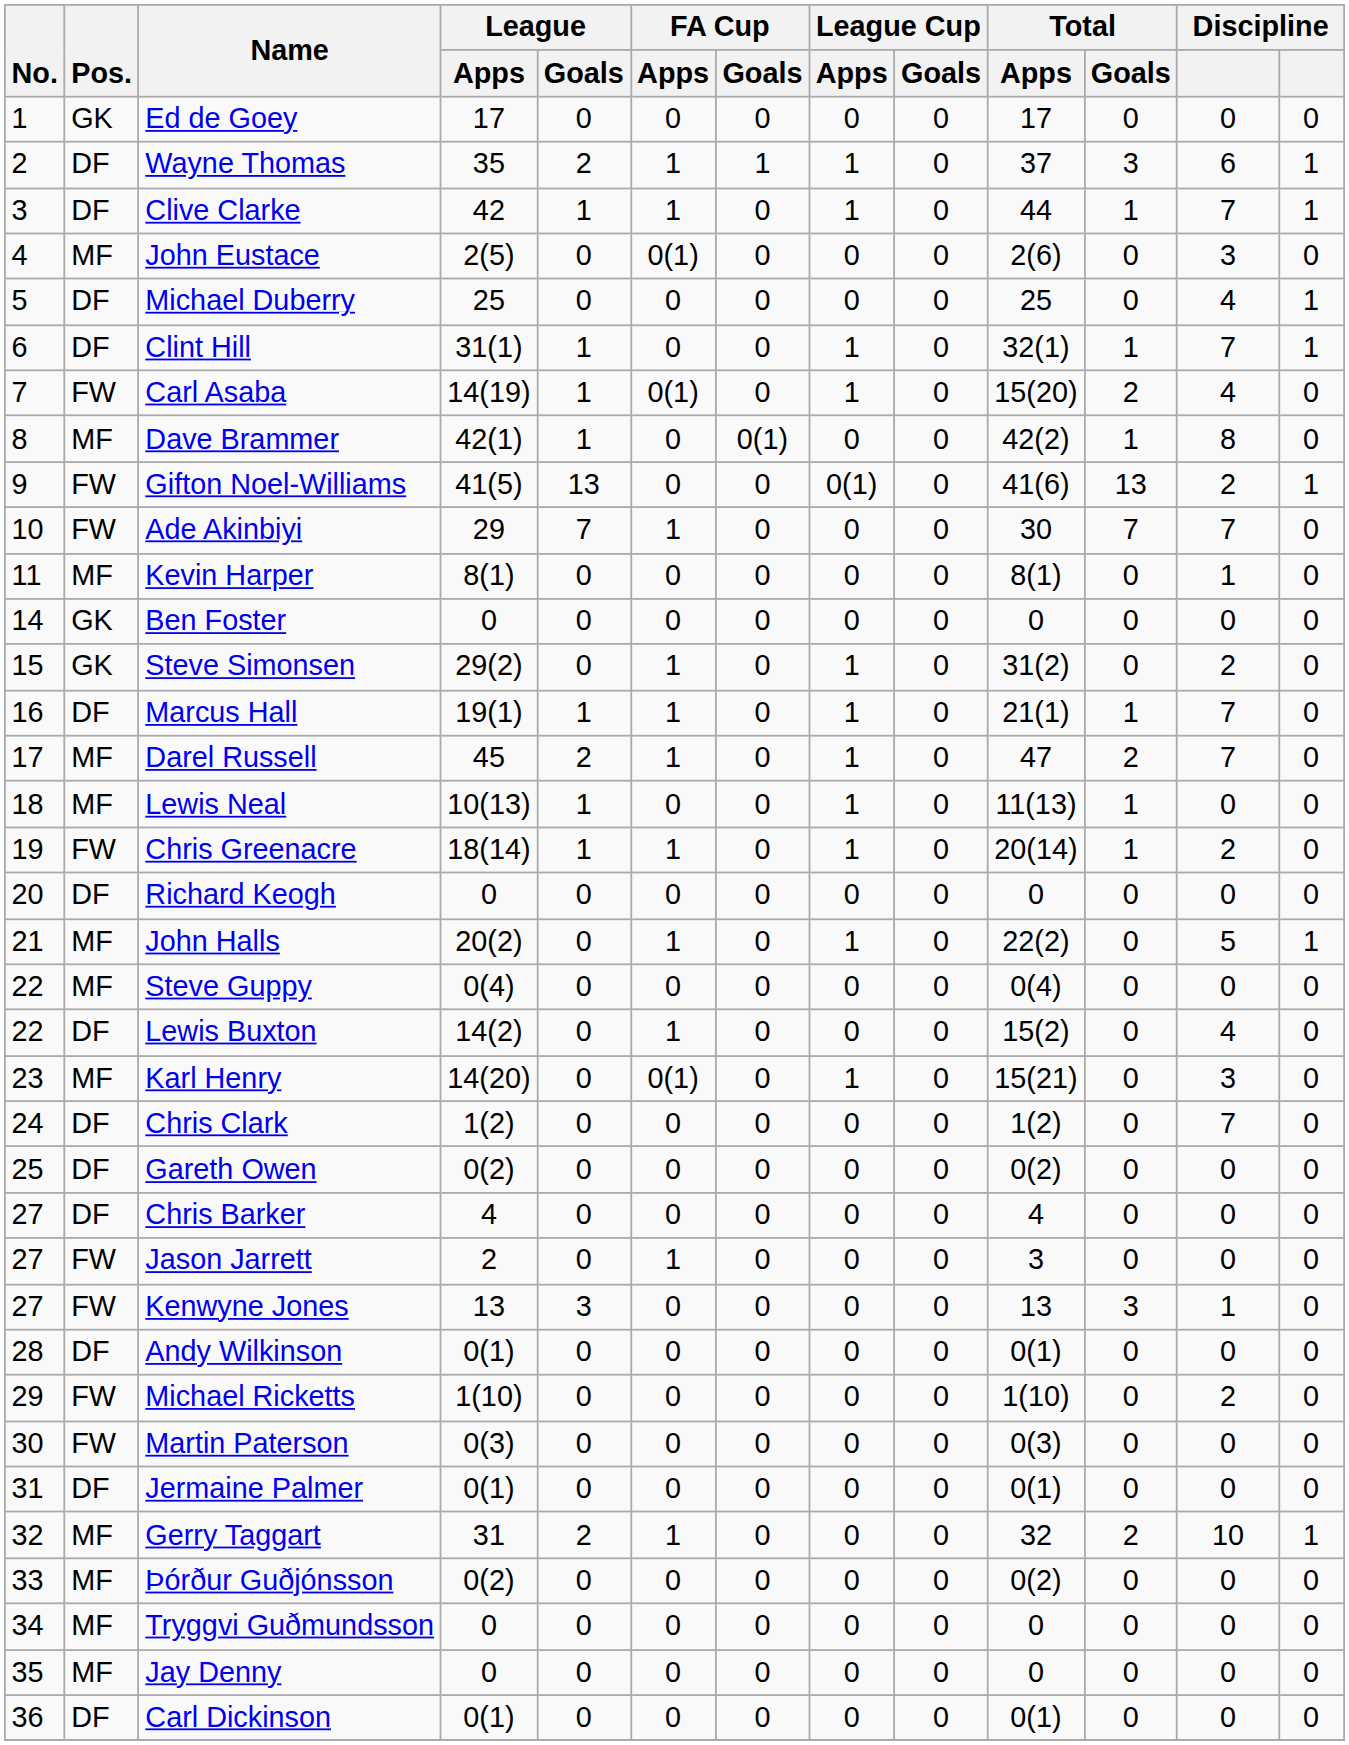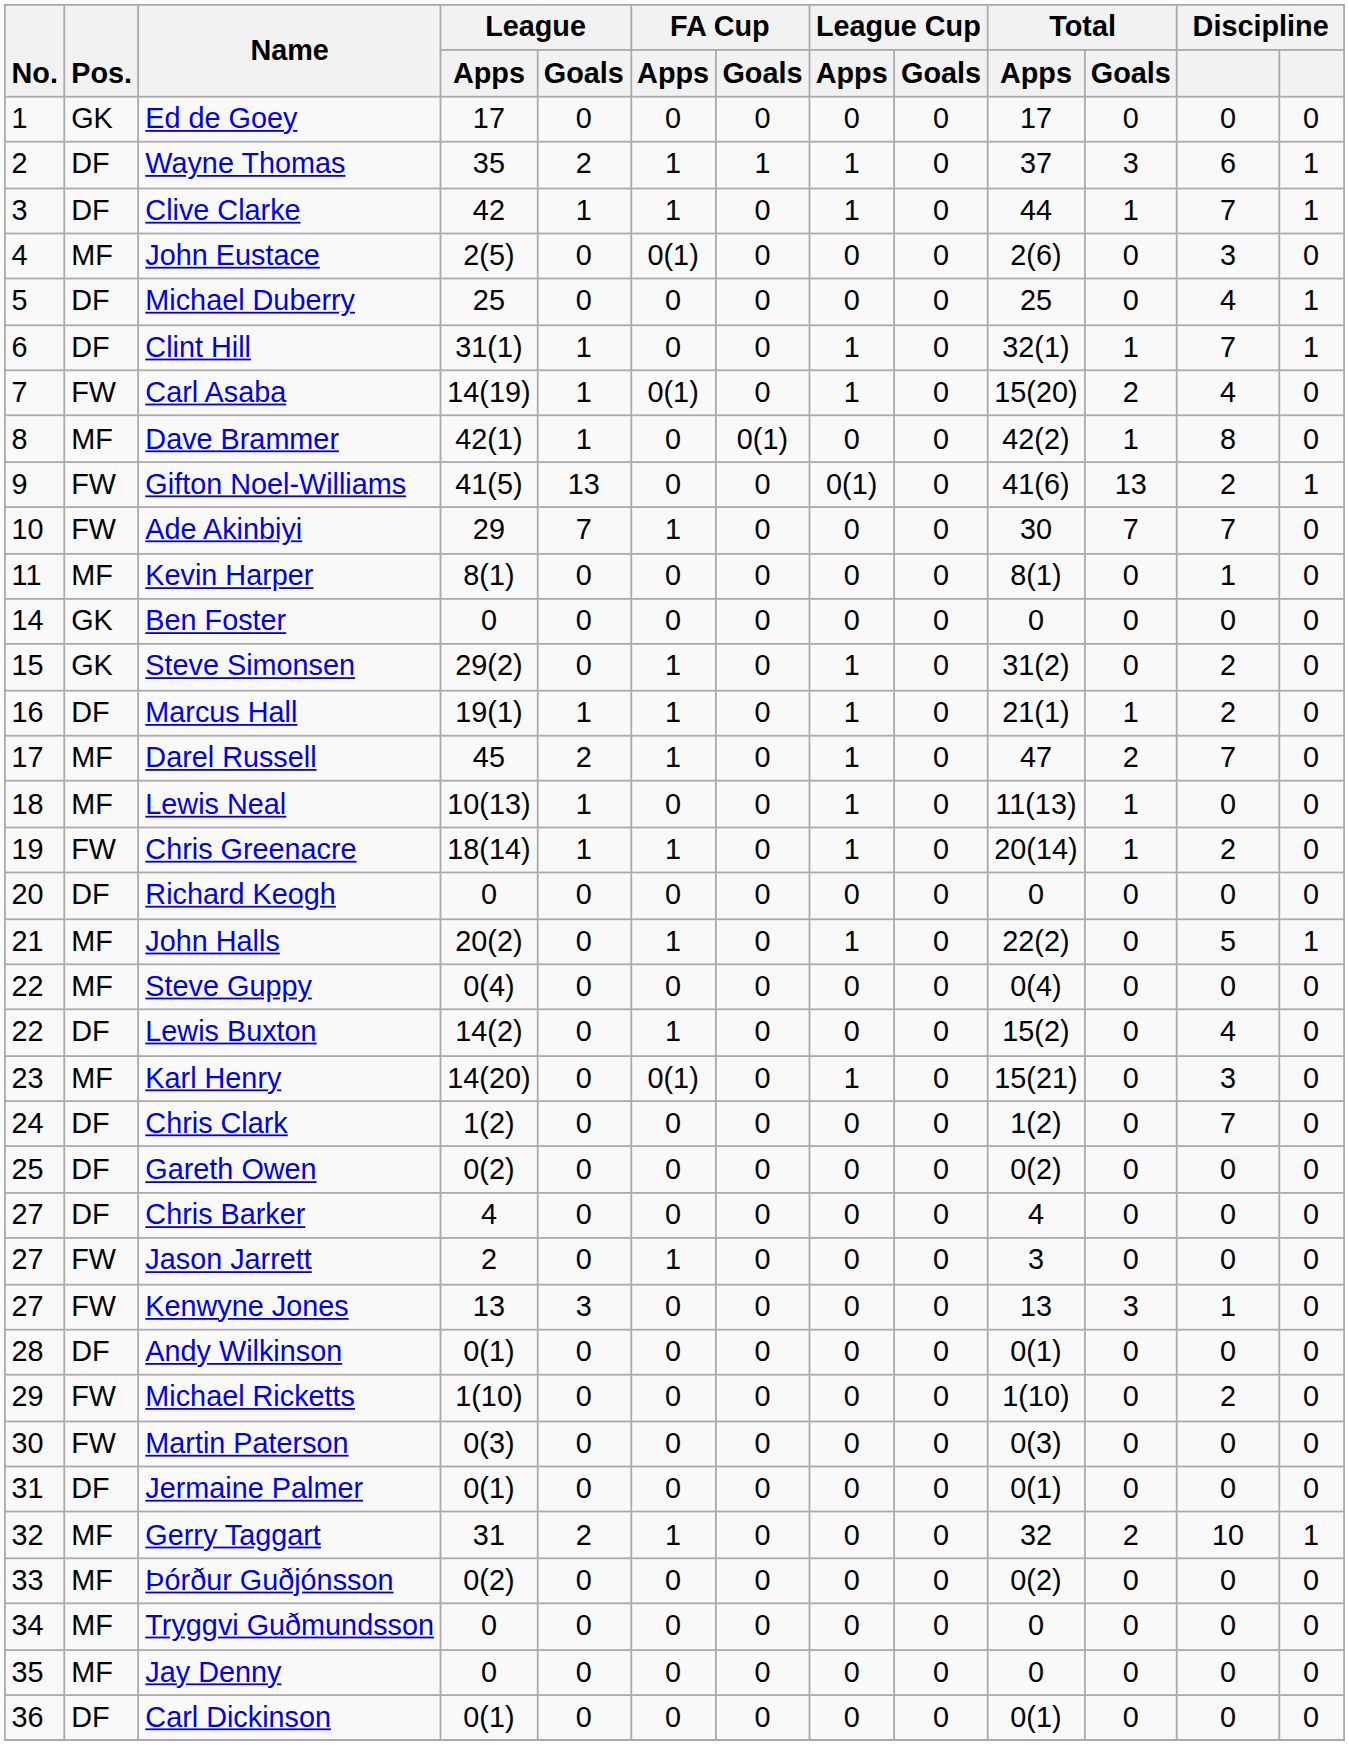(1228, 712) 7 -> (1228, 712) 2
